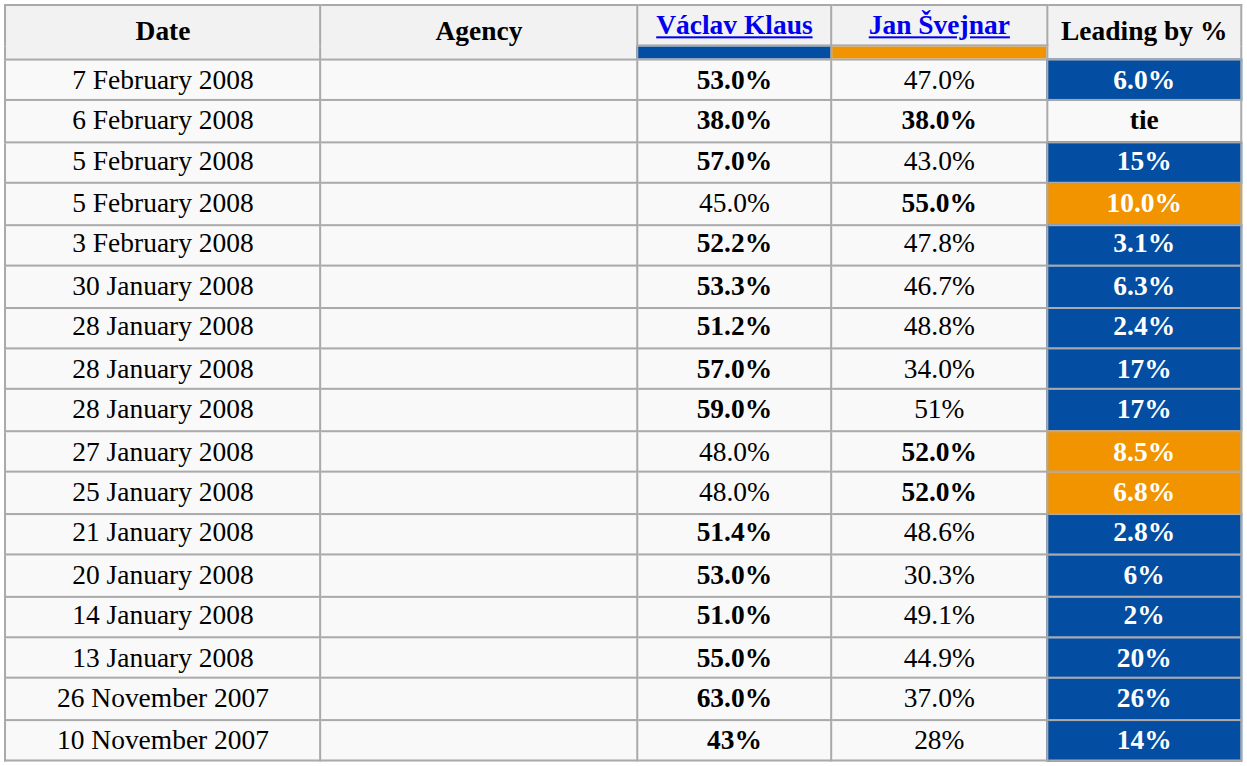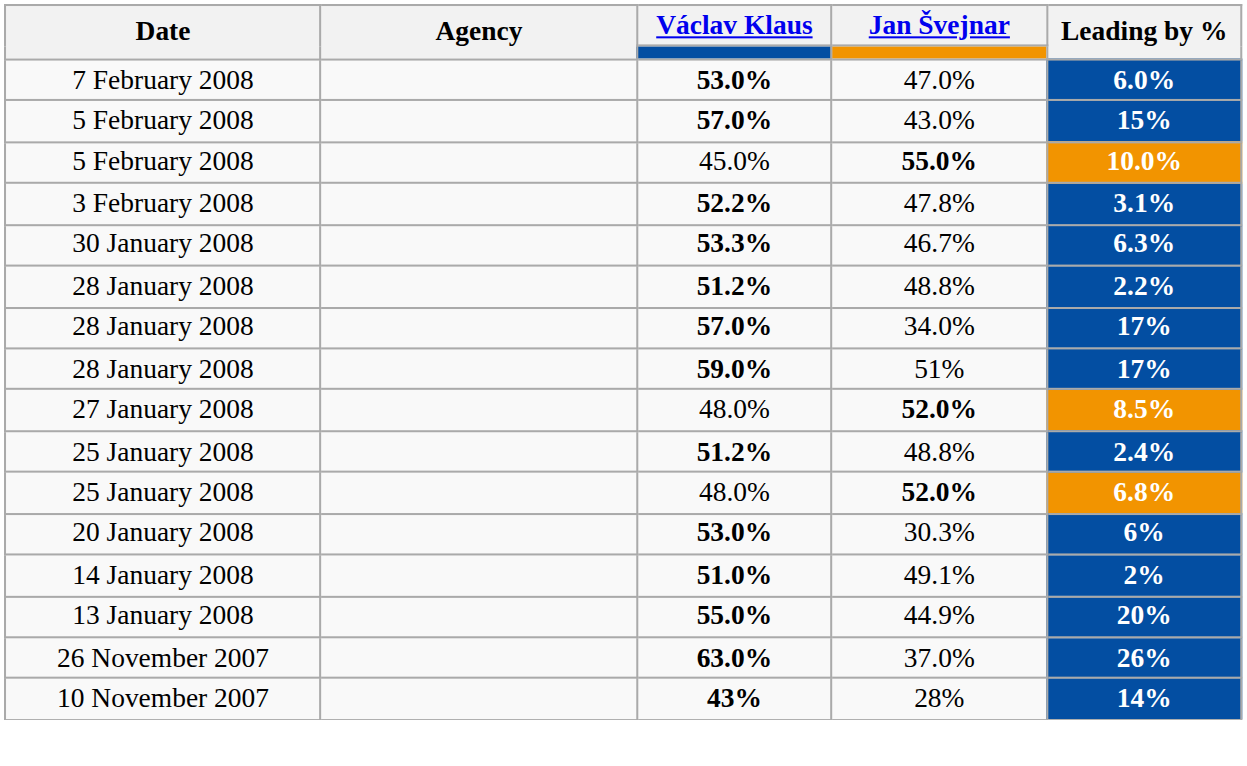- row: (163, 120)
(1144, 326) 2.4% -> (1144, 285) 2.2%
+ row: (163, 450)
- row: (163, 533)
